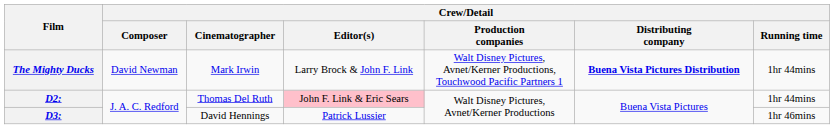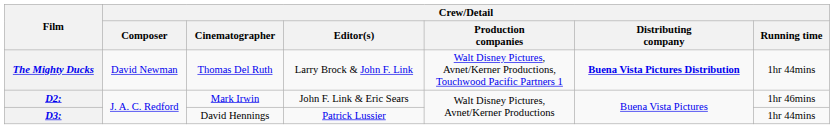(235, 70) Mark Irwin -> (235, 70) Thomas Del Ruth
(235, 98) Thomas Del Ruth -> (235, 98) Mark Irwin
(354, 98) pink background -> (354, 98) no background
(791, 98) 1hr 44mins -> (791, 98) 1hr 46mins
(791, 115) 1hr 46mins -> (791, 115) 1hr 44mins
